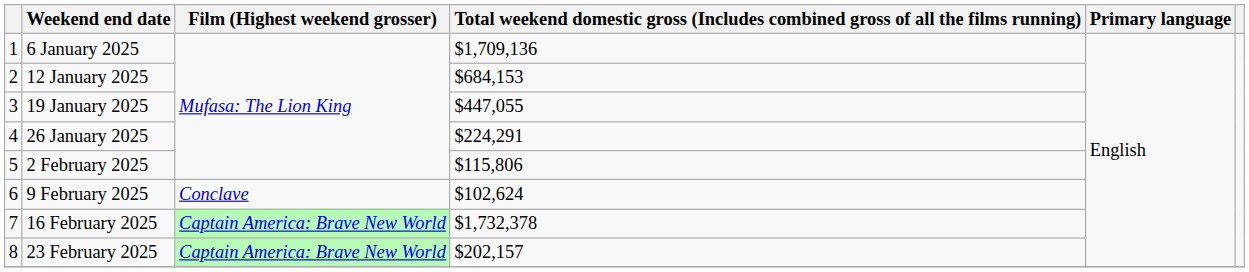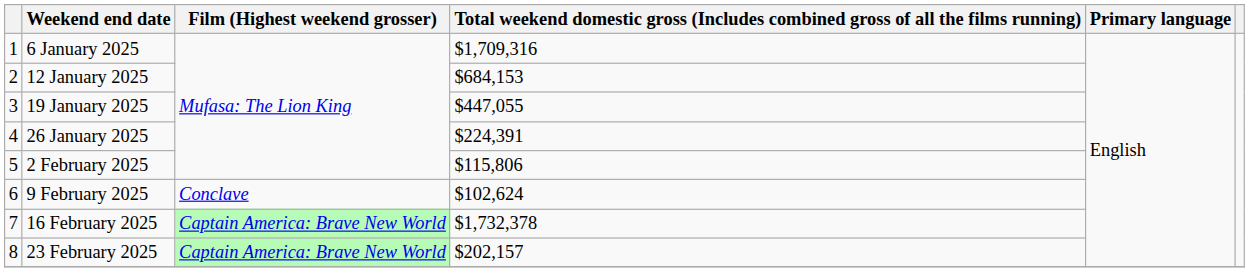(496, 48) $1,709,136 -> (496, 48) $1,709,316
(489, 135) $224,291 -> (489, 135) $224,391
